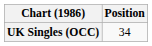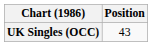(125, 32) 34 -> (125, 32) 43
